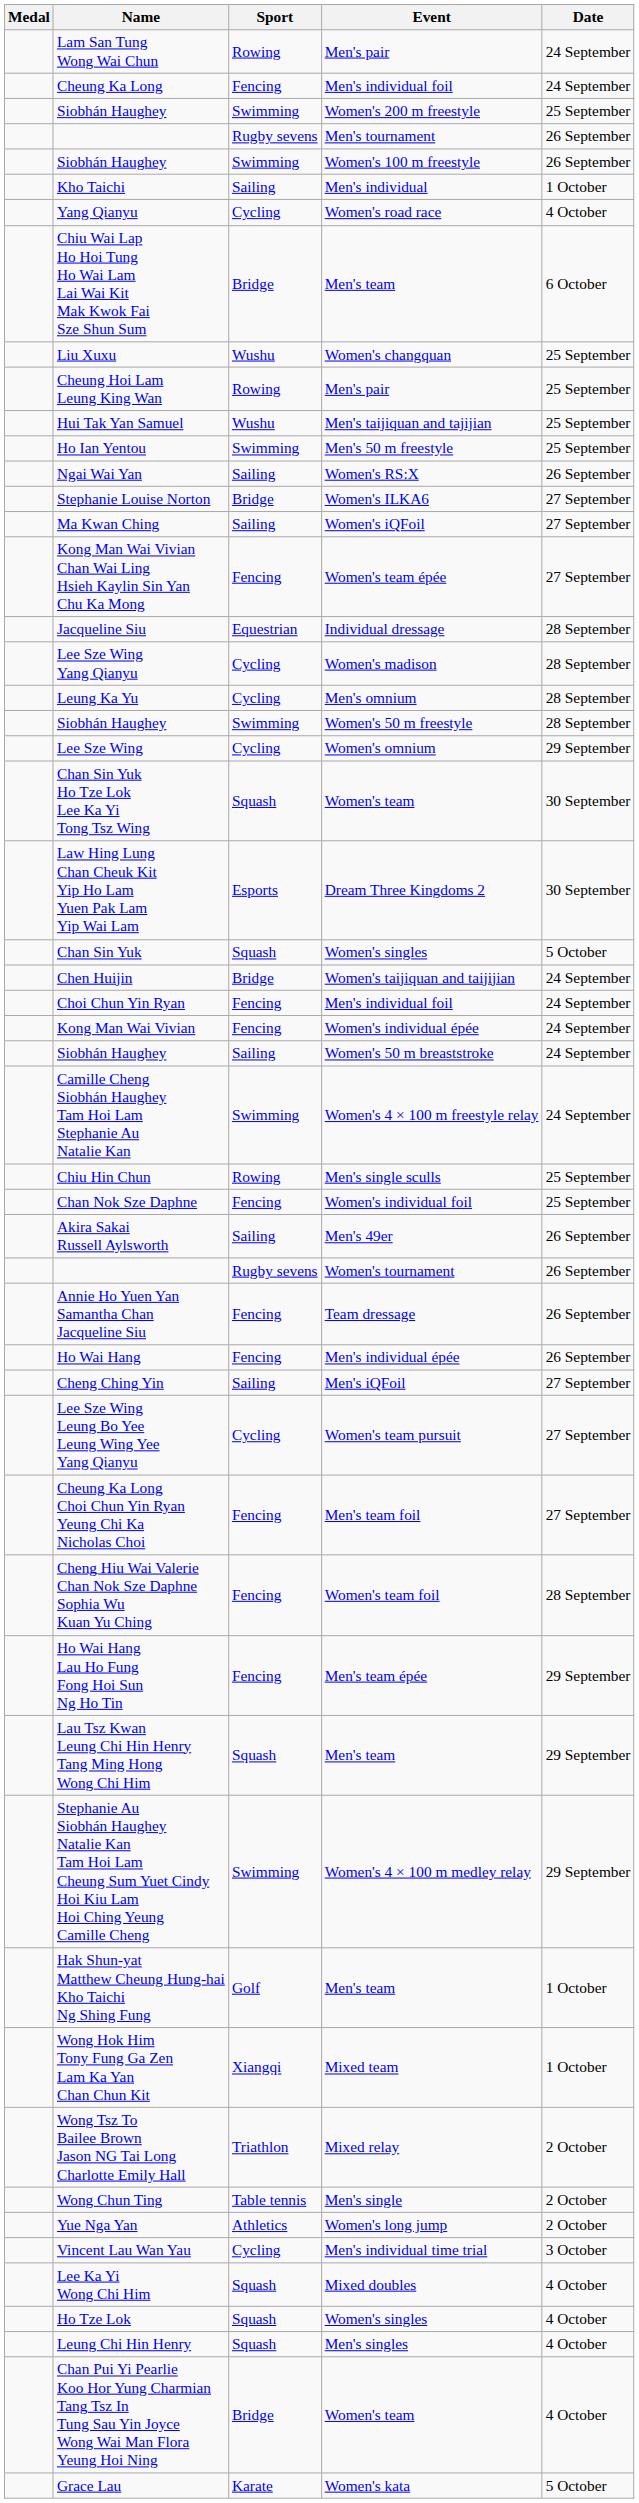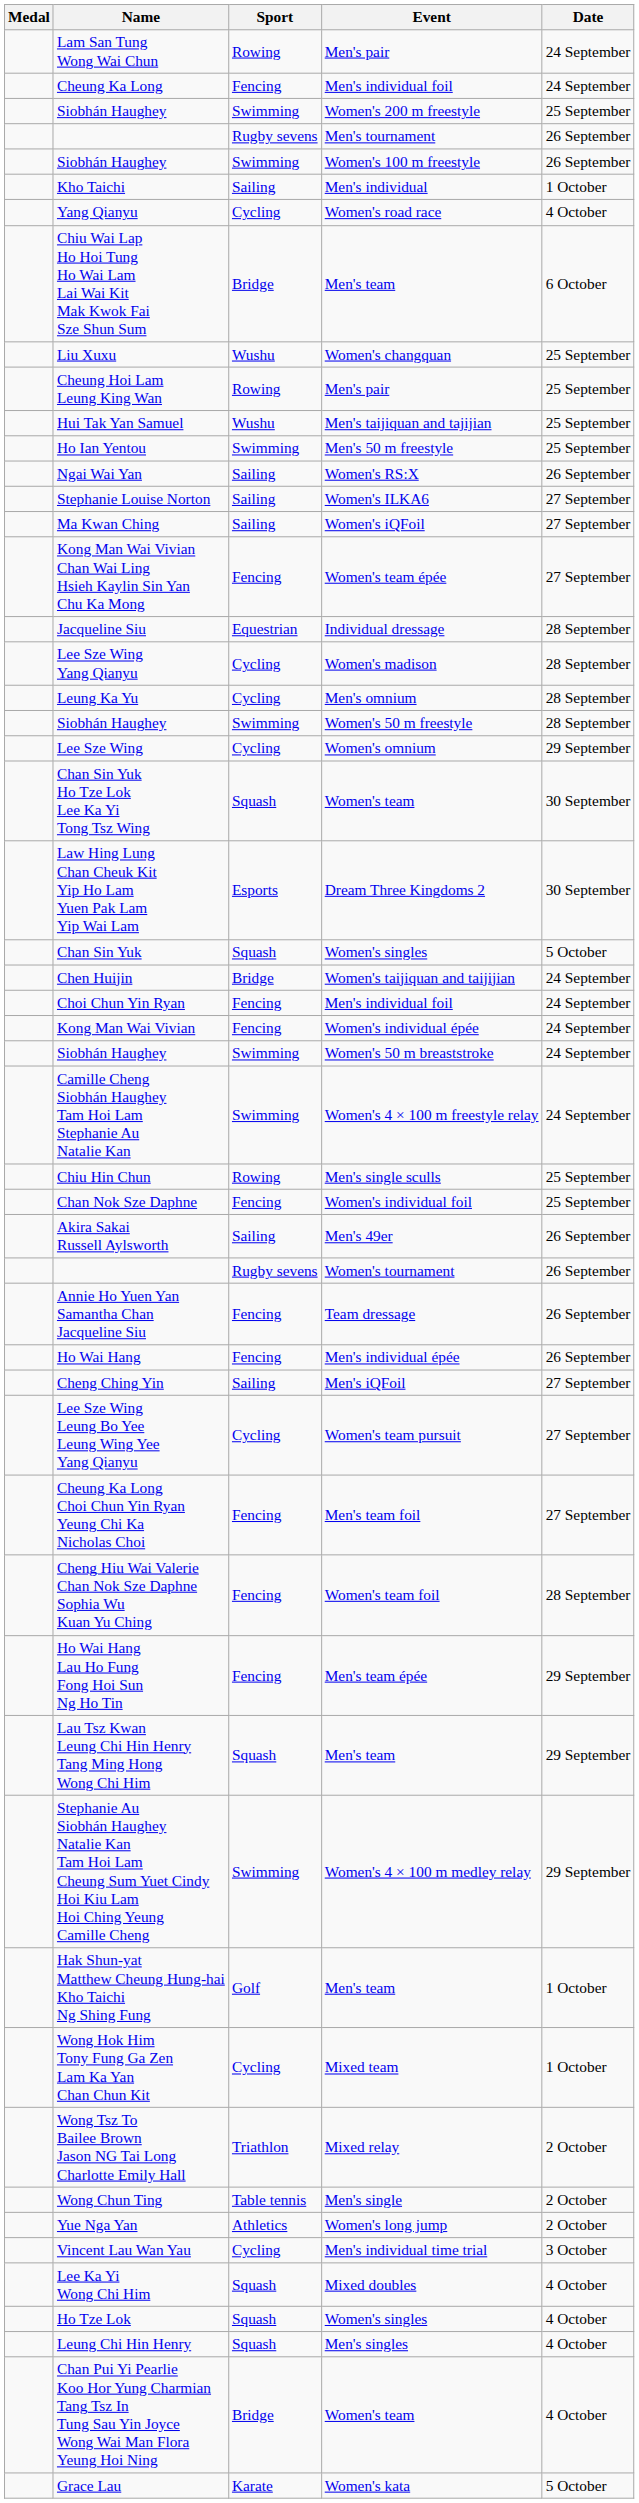(253, 498) Bridge -> (254, 498) Sailing
(254, 1053) Sailing -> (266, 1053) Swimming
(257, 2067) Xiangqi -> (256, 2067) Cycling
